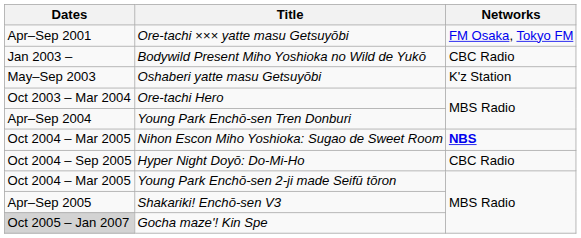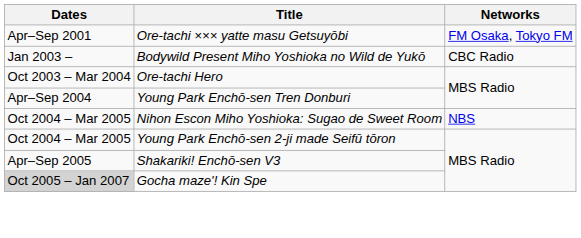- row: (229, 77)
(463, 139) bold -> (462, 118) normal
- row: (221, 160)
